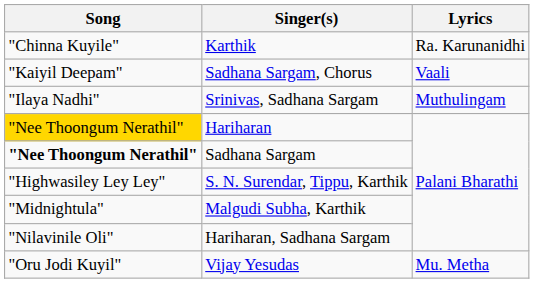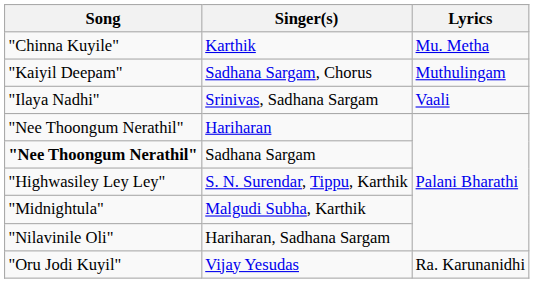(470, 45) Ra. Karunanidhi -> (452, 45) Mu. Metha
(433, 72) Vaali -> (461, 72) Muthulingam
(461, 100) Muthulingam -> (433, 100) Vaali
(96, 127) gold background -> (96, 127) no background
(452, 264) Mu. Metha -> (470, 264) Ra. Karunanidhi
